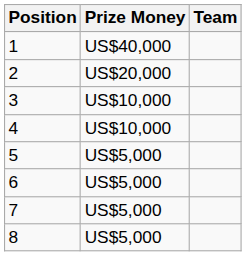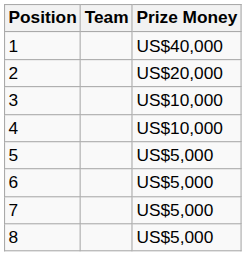columns swapped: (215, 18) <-> (135, 18)
